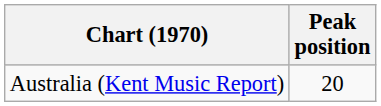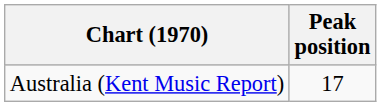(333, 82) 20 -> (333, 82) 17
